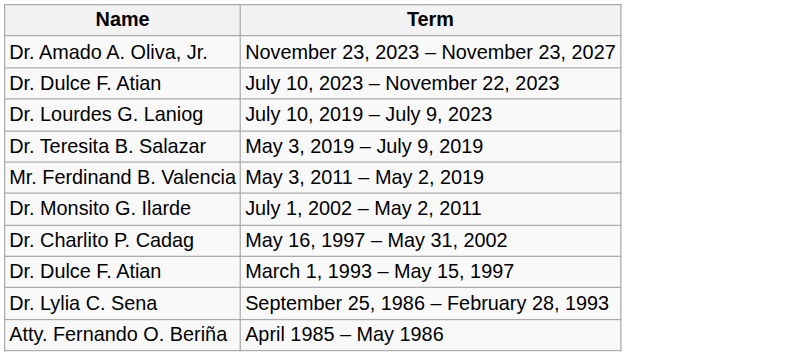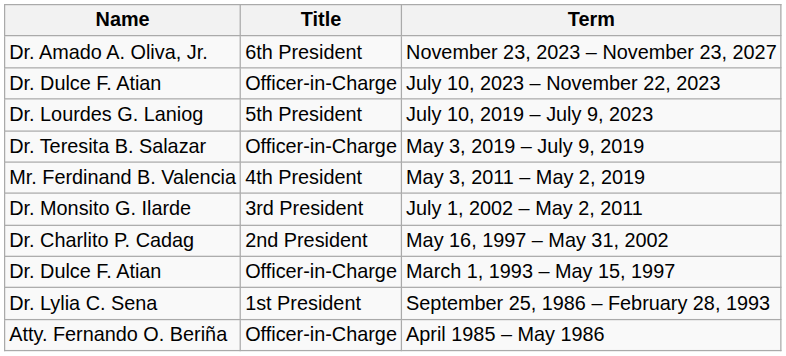+ column: (321, 20)
